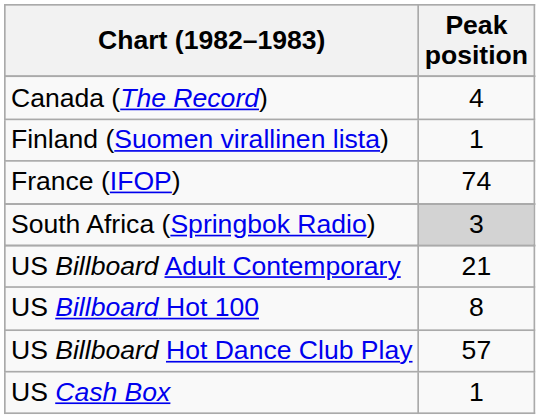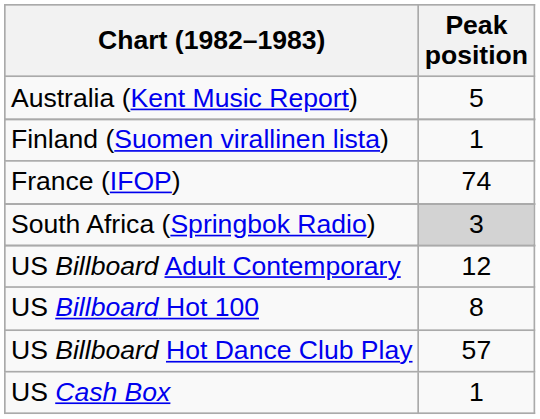+ row: (184, 97)
- row: (139, 97)
(476, 266) 21 -> (476, 266) 12
